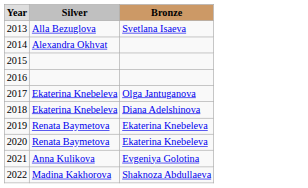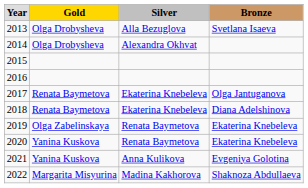+ column: (74, 12)
